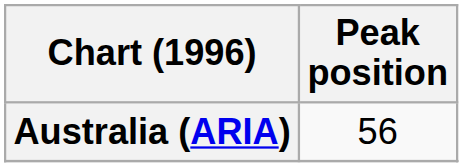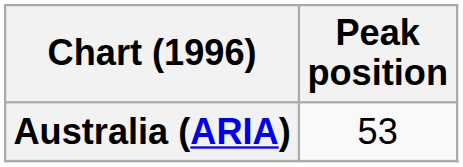(378, 131) 56 -> (378, 131) 53
